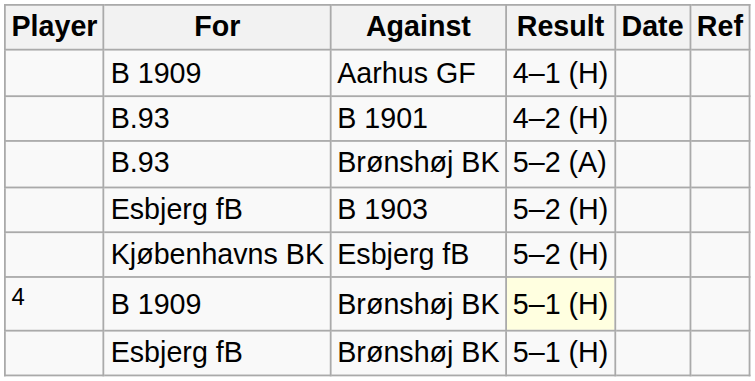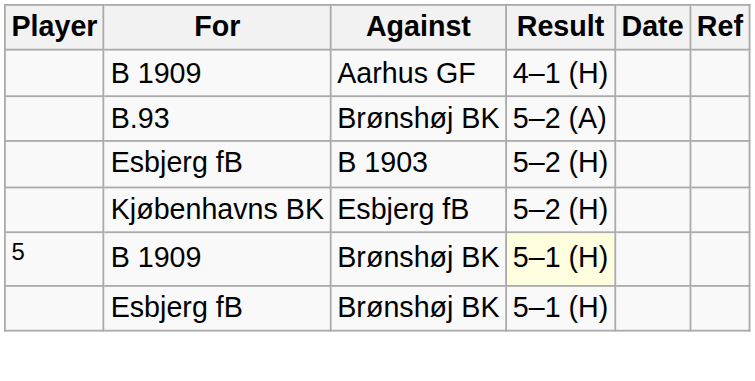- row: (140, 118)
(18, 297) 4 -> (18, 252) 5
